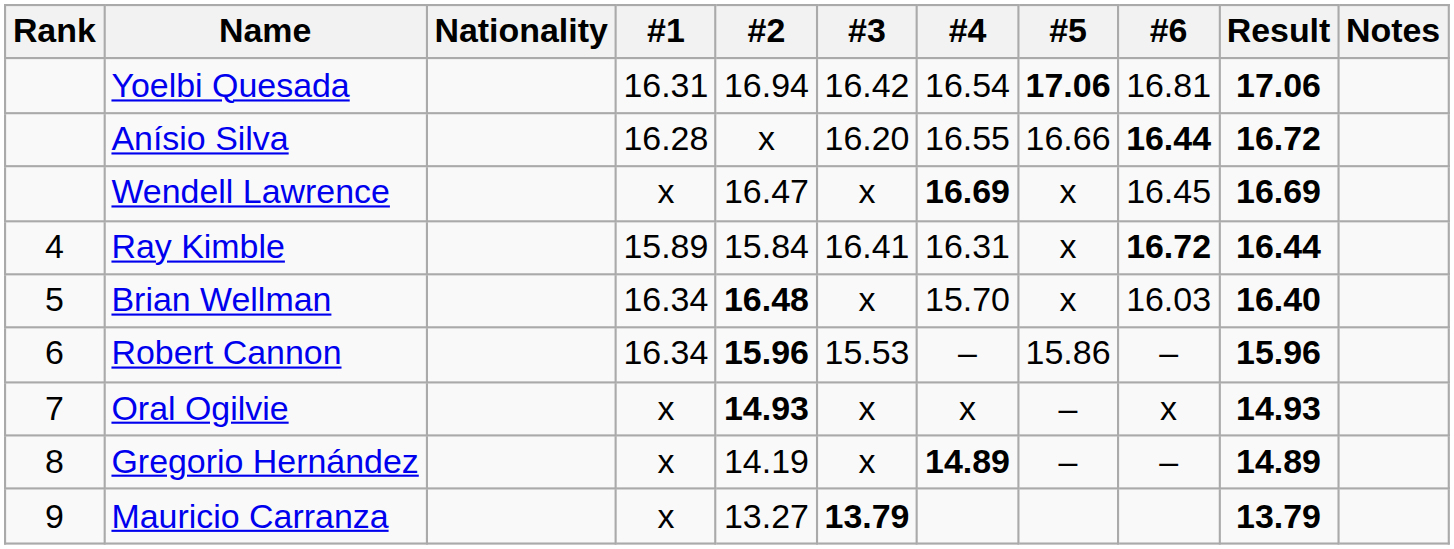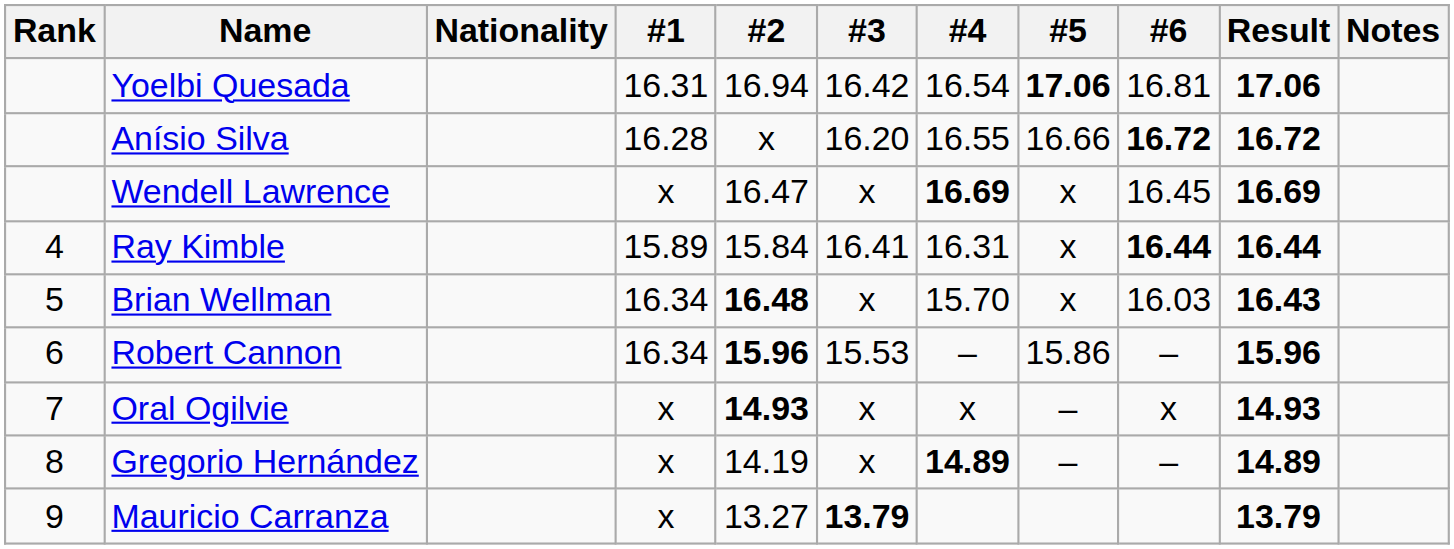(1169, 138) 16.44 -> (1169, 138) 16.72
(1169, 246) 16.72 -> (1169, 246) 16.44
(1279, 300) 16.40 -> (1279, 300) 16.43
